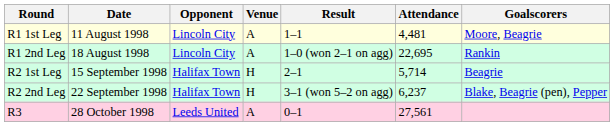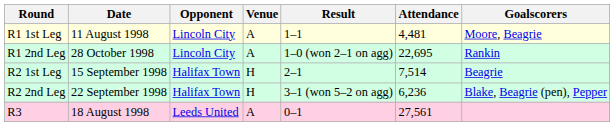(110, 53) 18 August 1998 -> (112, 53) 28 October 1998
(412, 72) 5,714 -> (412, 72) 7,514
(412, 92) 6,237 -> (412, 92) 6,236
(112, 111) 28 October 1998 -> (110, 111) 18 August 1998
